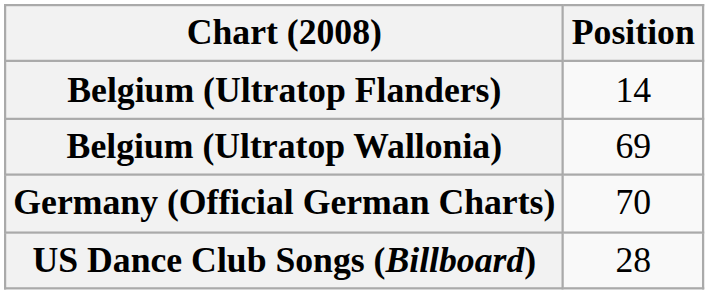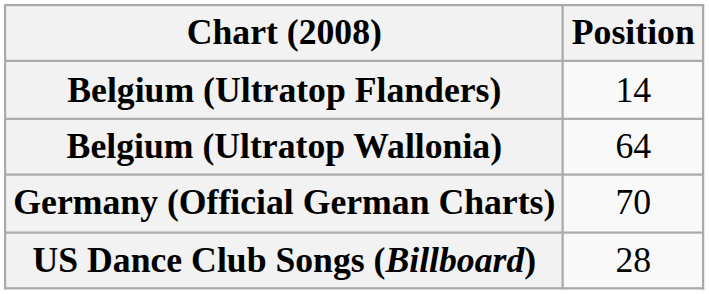(633, 145) 69 -> (633, 145) 64
